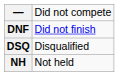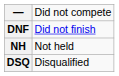rows swapped: (18, 46) <-> (18, 63)
